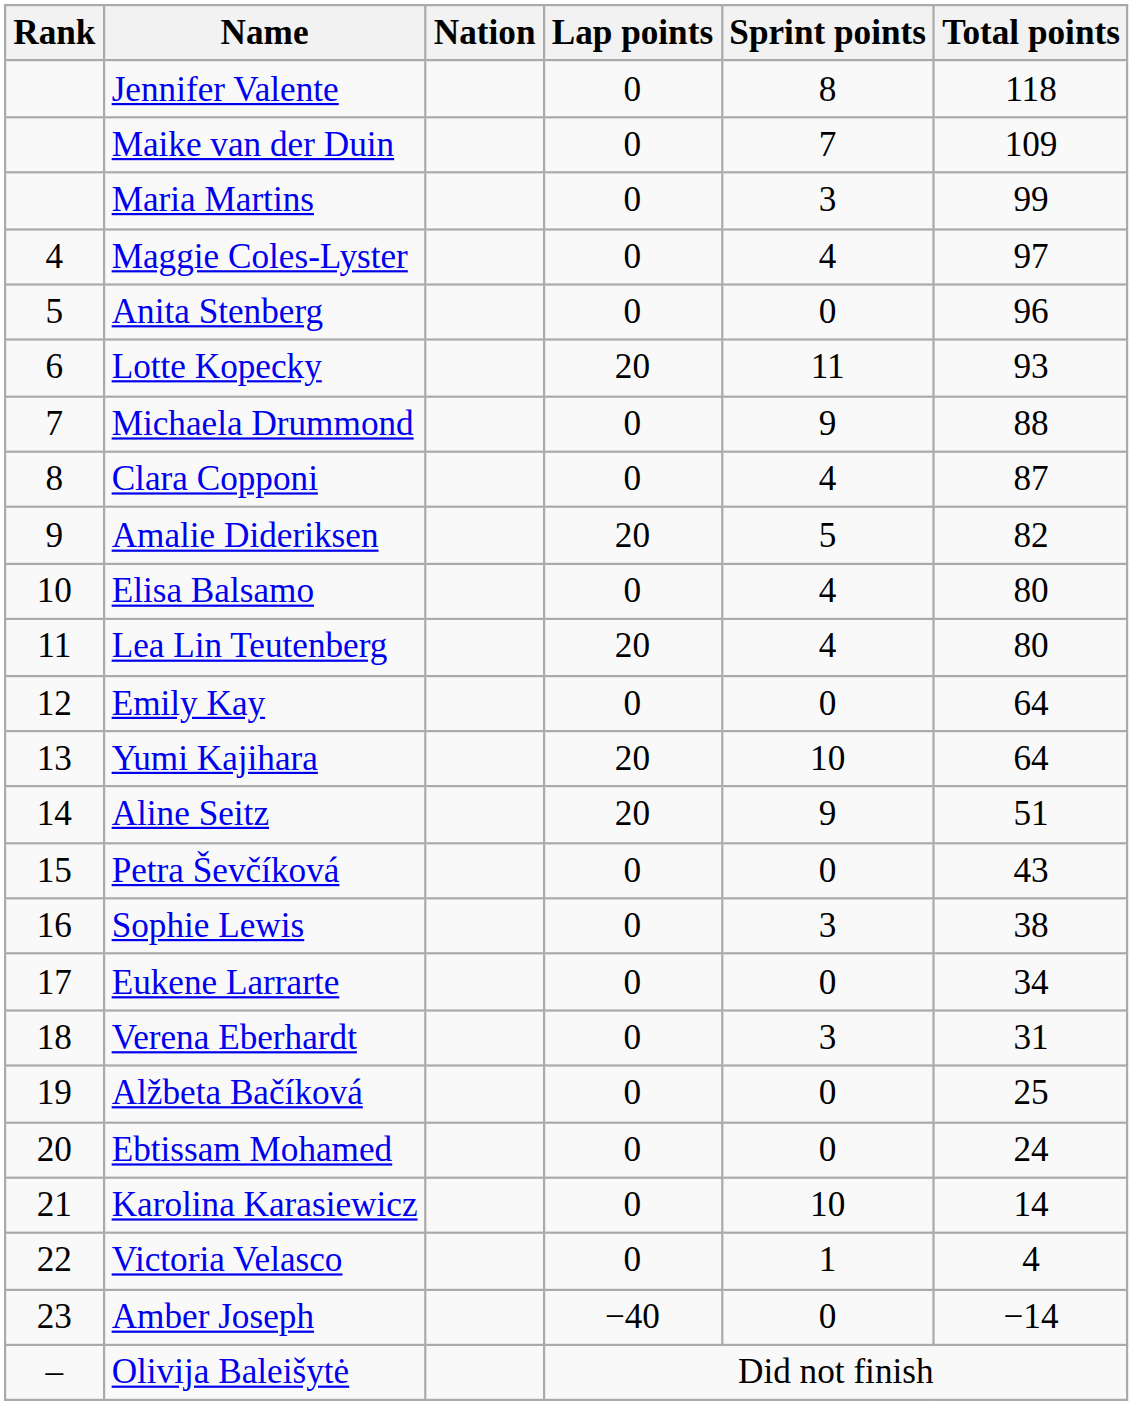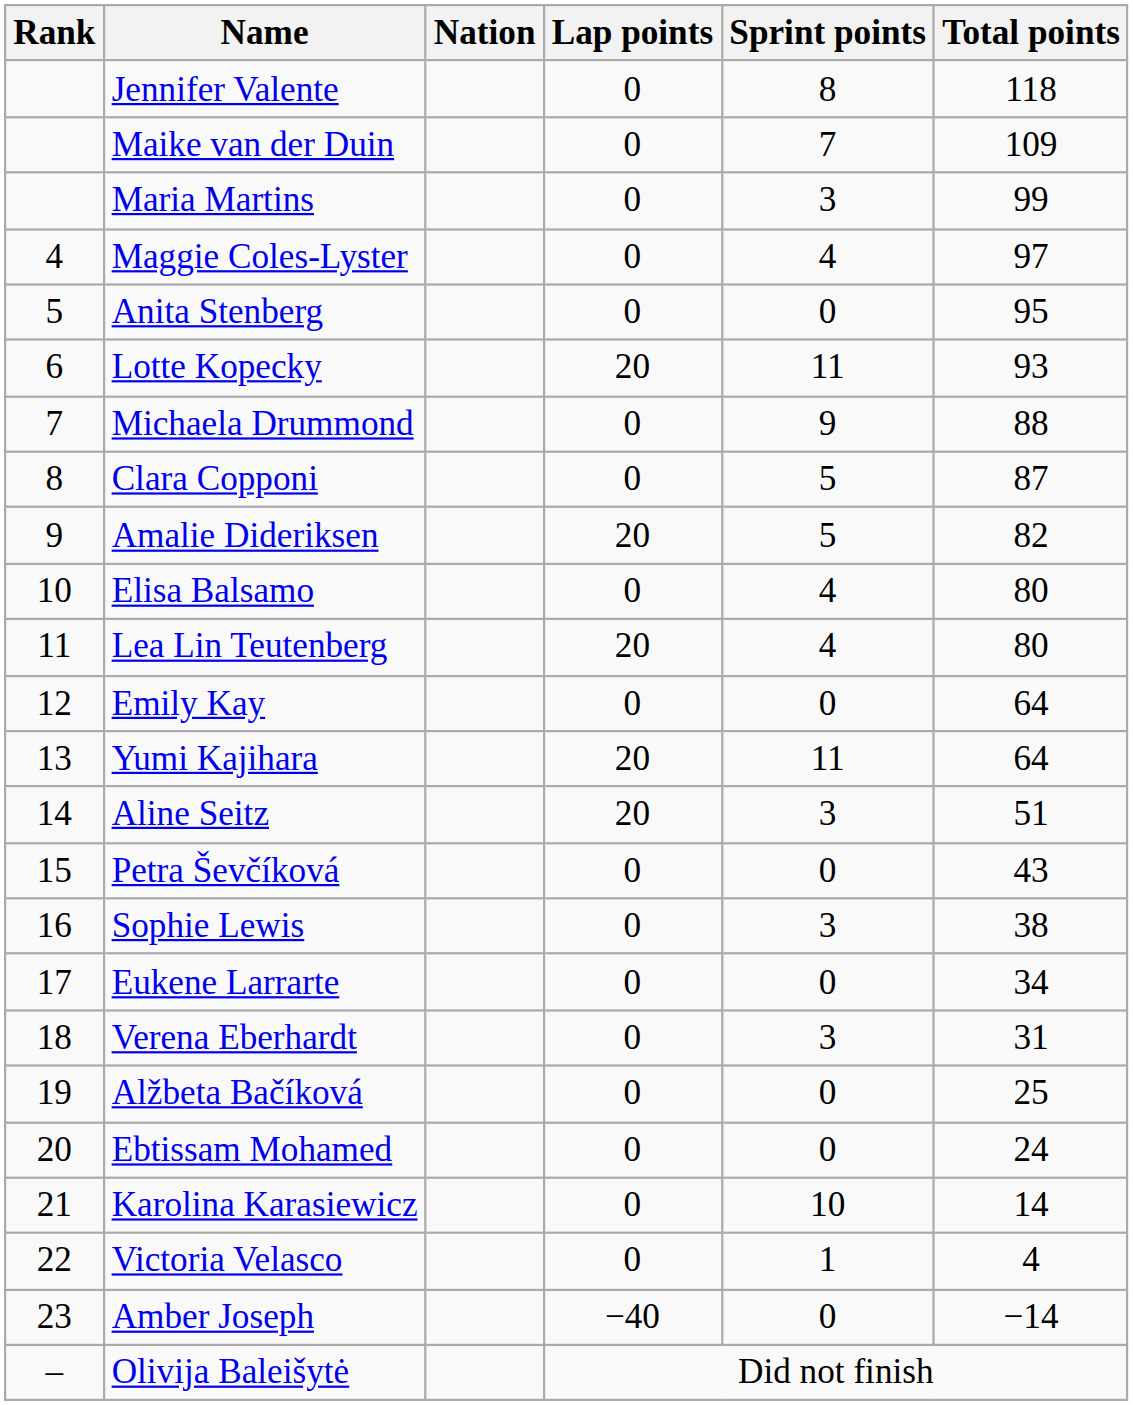(1031, 311) 96 -> (1031, 311) 95
(828, 479) 4 -> (828, 479) 5
(828, 758) 10 -> (828, 758) 11
(828, 813) 9 -> (828, 813) 3
